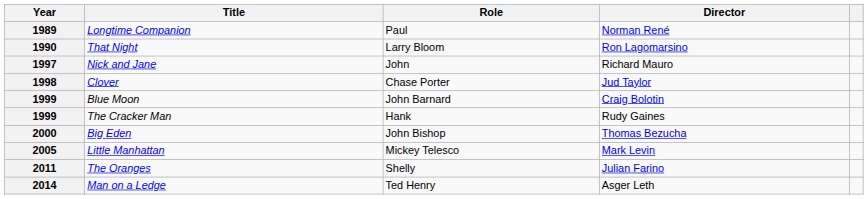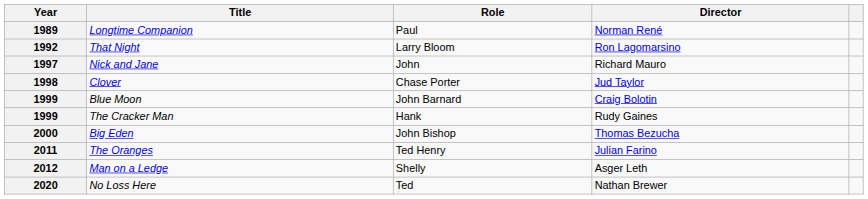(45, 47) 1990 -> (46, 47) 1992
- row: (126, 151)
(400, 168) Shelly -> (421, 151) Ted Henry
(45, 185) 2014 -> (46, 168) 2012
(410, 185) Ted Henry -> (411, 168) Shelly
+ row: (123, 185)
